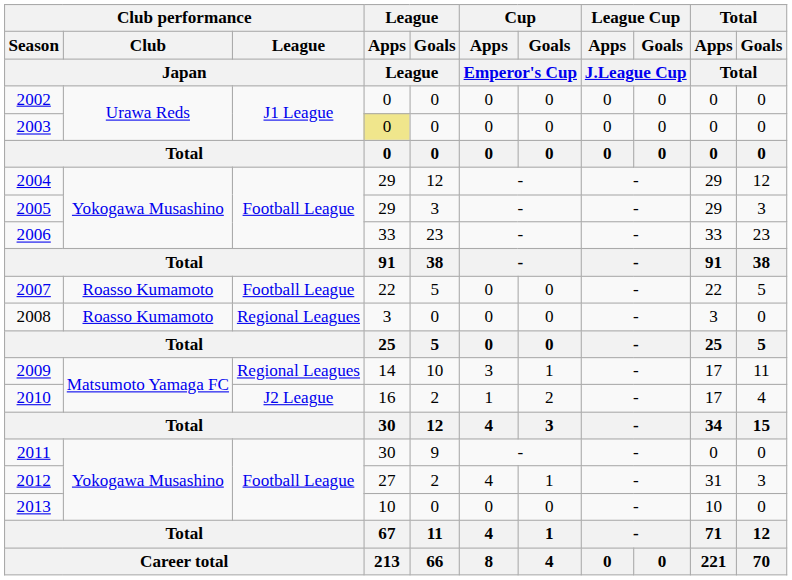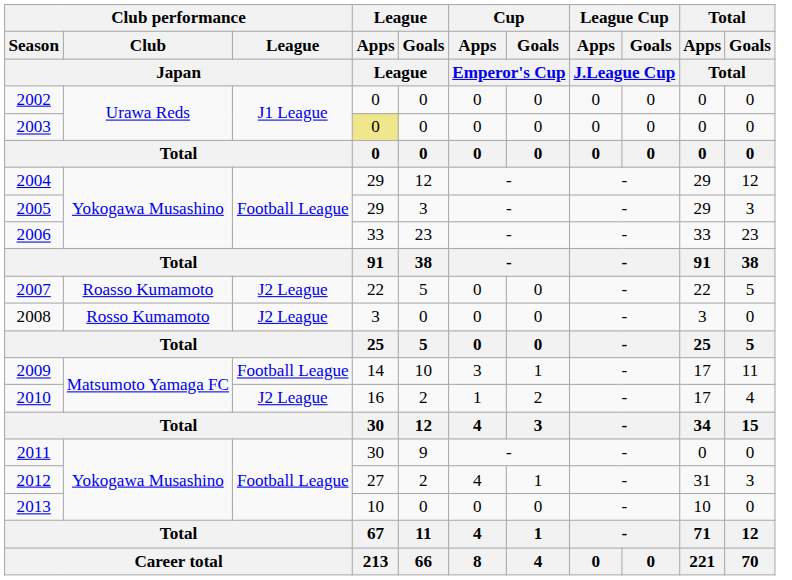(298, 289) Football League -> (293, 289) J2 League
(148, 316) Roasso Kumamoto -> (148, 316) Rosso Kumamoto
(298, 316) Regional Leagues -> (293, 316) J2 League
(298, 371) Regional Leagues -> (293, 371) Football League
